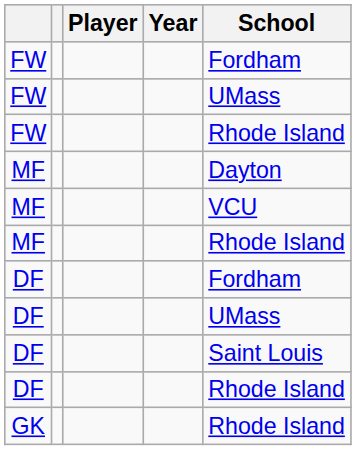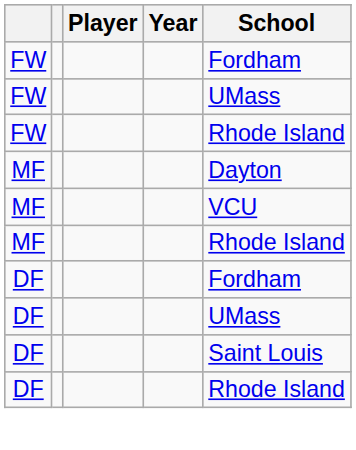- row: (28, 426)
